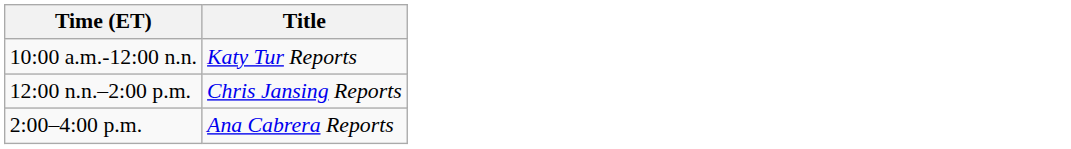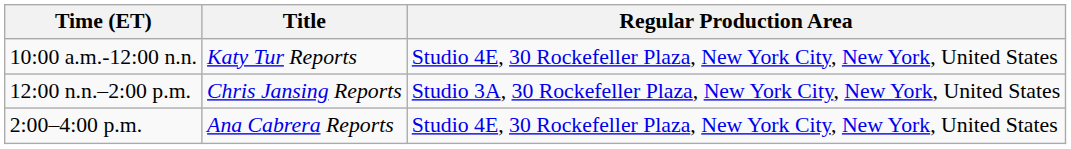+ column: (736, 21)
